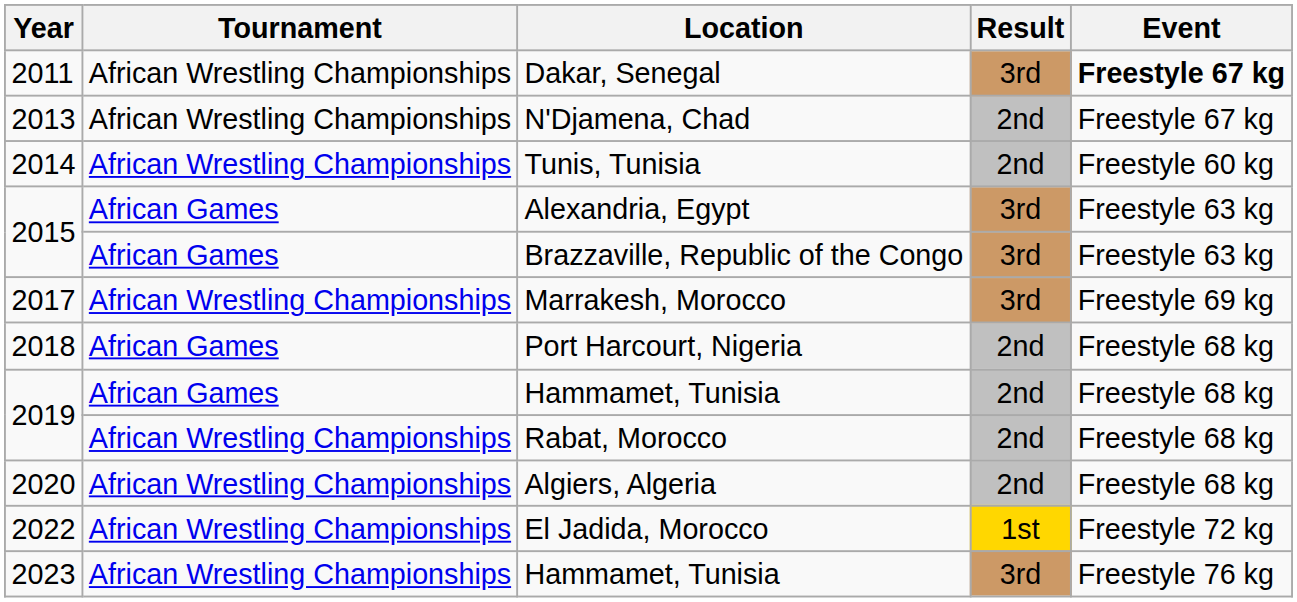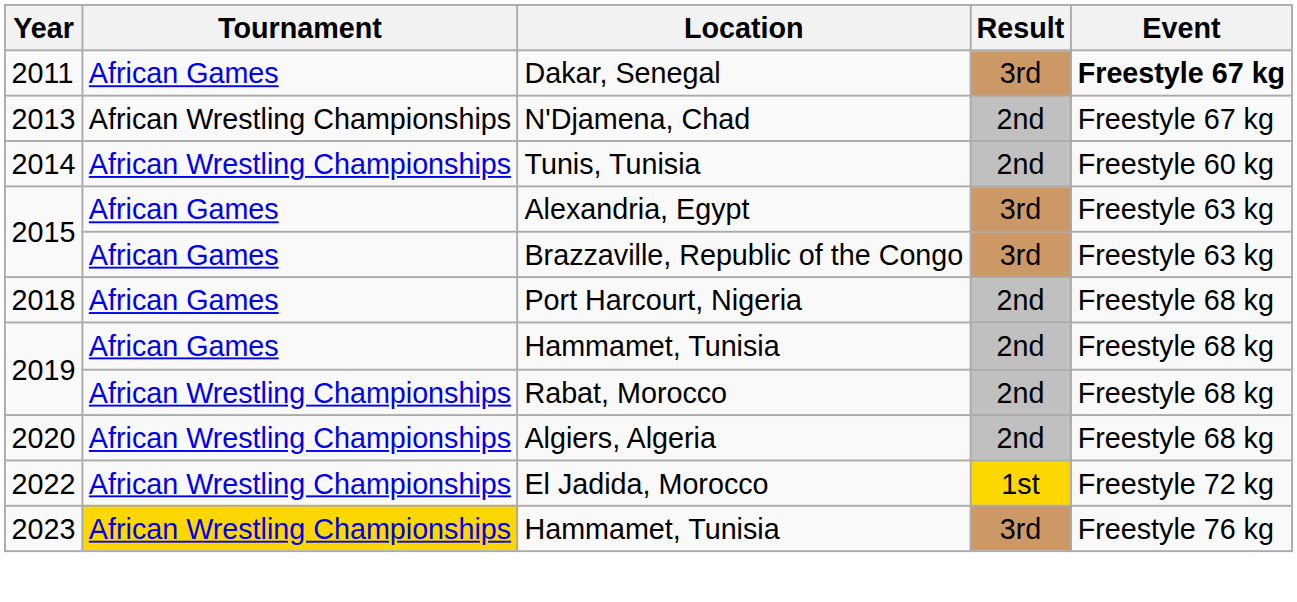(300, 73) African Wrestling Championships -> (184, 73) African Games
- row: (44, 301)
(300, 574) no background -> (300, 528) gold background
